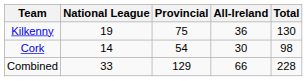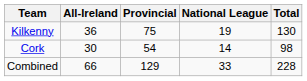columns swapped: (241, 13) <-> (106, 13)
